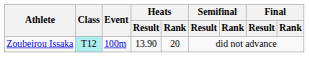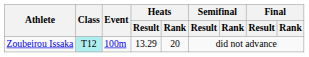(146, 44) 13.90 -> (146, 44) 13.29
